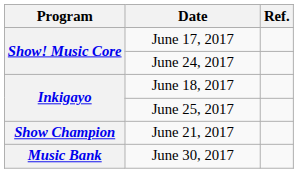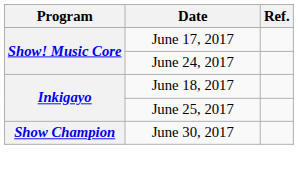- row: (193, 132)
(65, 156) Music Bank -> (65, 132) Show Champion
